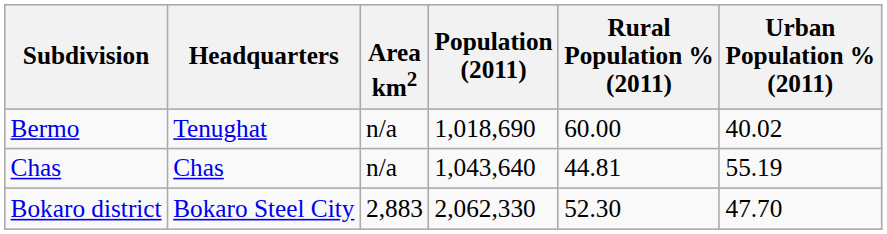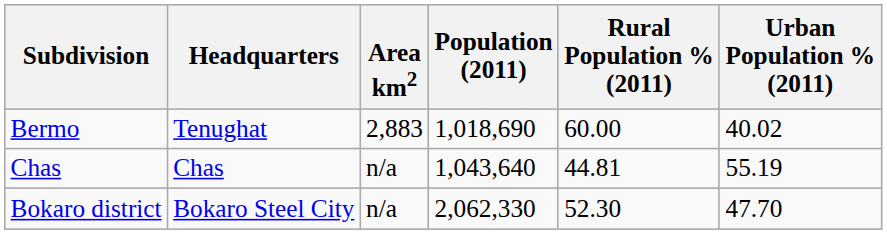(381, 128) n/a -> (394, 128) 2,883
(394, 208) 2,883 -> (381, 208) n/a
